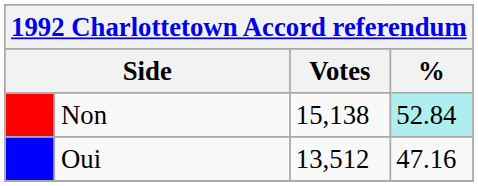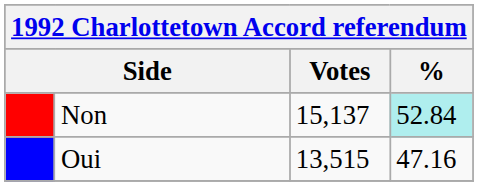(333, 114) 15,138 -> (333, 114) 15,137
(333, 159) 13,512 -> (333, 159) 13,515
